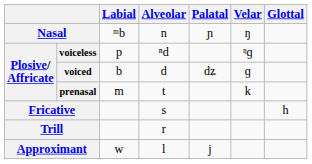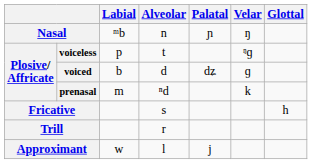(164, 52) ⁿd -> (164, 52) t
(164, 91) t -> (164, 91) ⁿd
